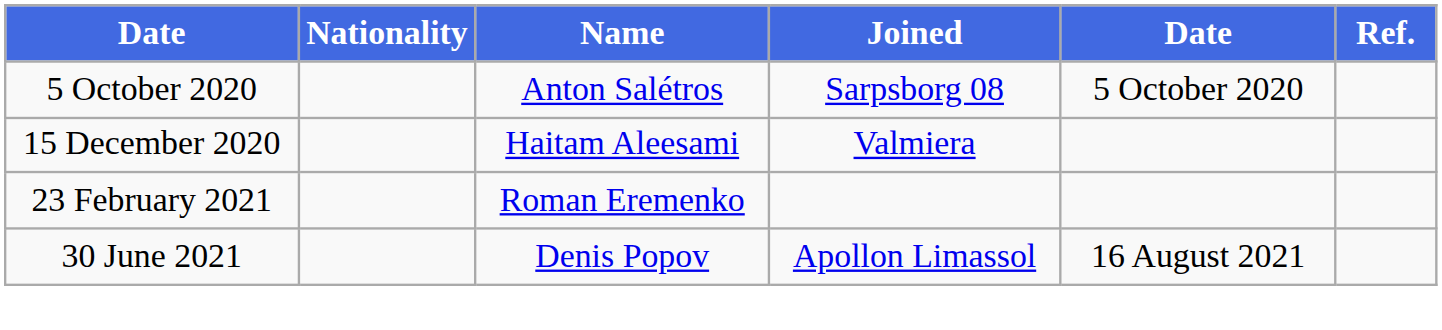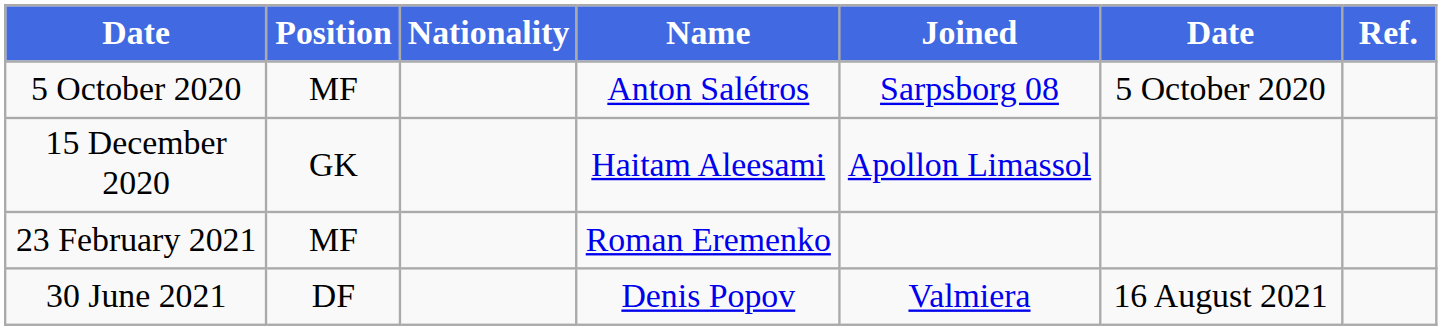+ column: (333, 32)
(915, 144) Valmiera -> (969, 164) Apollon Limassol
(915, 256) Apollon Limassol -> (970, 295) Valmiera
